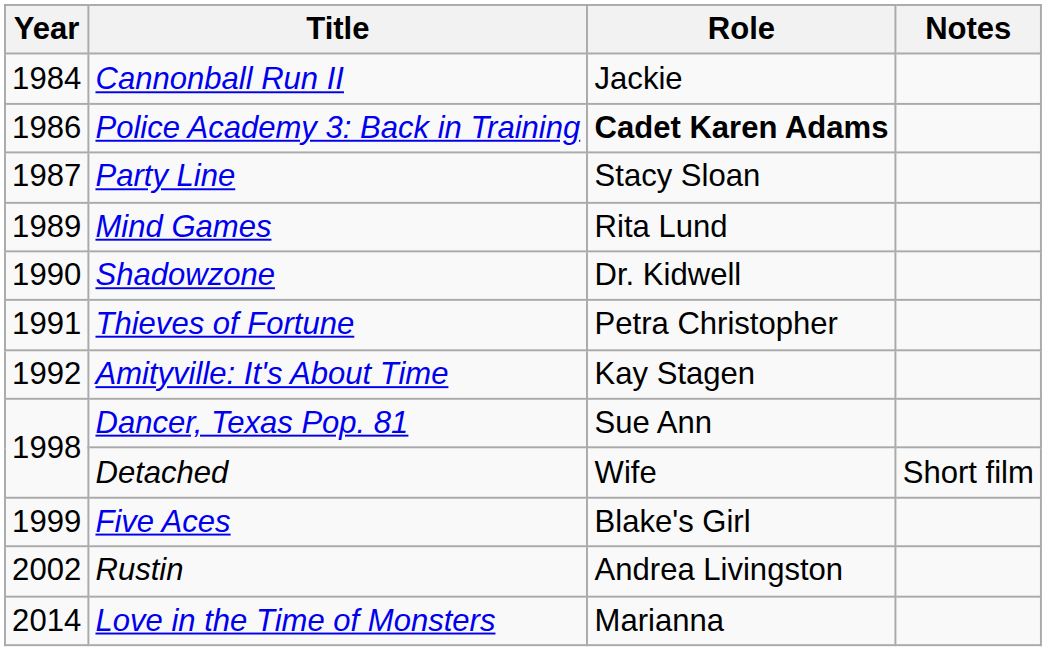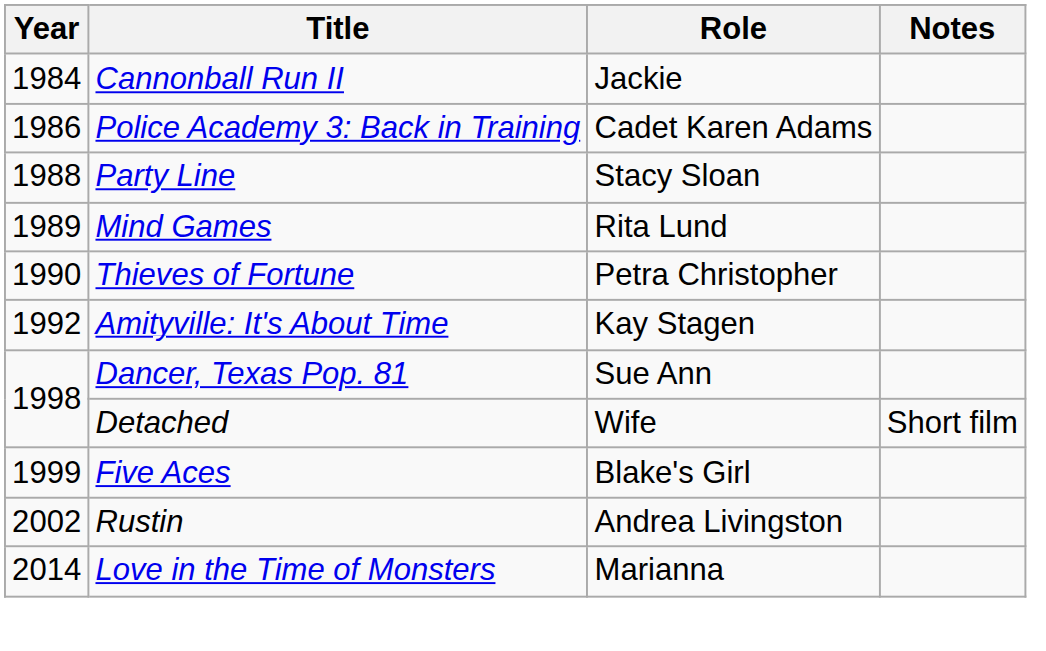(741, 127) bold -> (733, 127) normal
(47, 176) 1987 -> (47, 176) 1988
- row: (185, 275)
(47, 324) 1991 -> (47, 275) 1990
